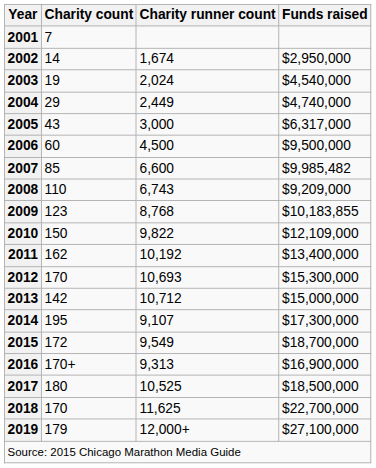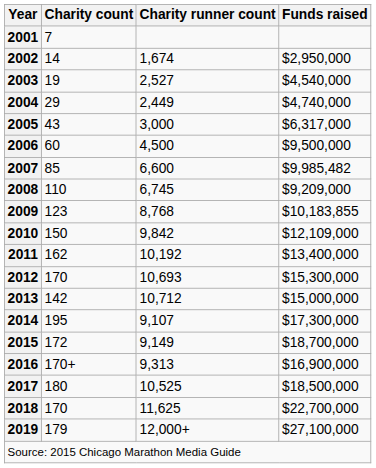(157, 80) 2,024 -> (157, 80) 2,527
(157, 189) 6,743 -> (157, 189) 6,745
(157, 233) 9,822 -> (157, 233) 9,842
(157, 342) 9,549 -> (157, 342) 9,149
